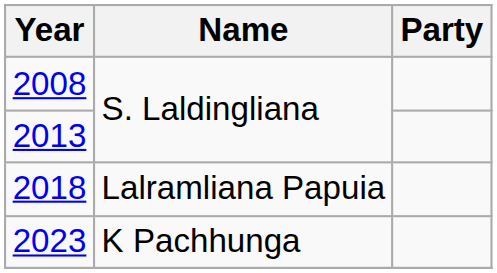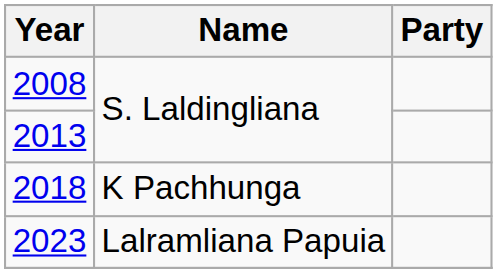(243, 188) Lalramliana Papuia -> (201, 188) K Pachhunga
(201, 240) K Pachhunga -> (243, 240) Lalramliana Papuia
